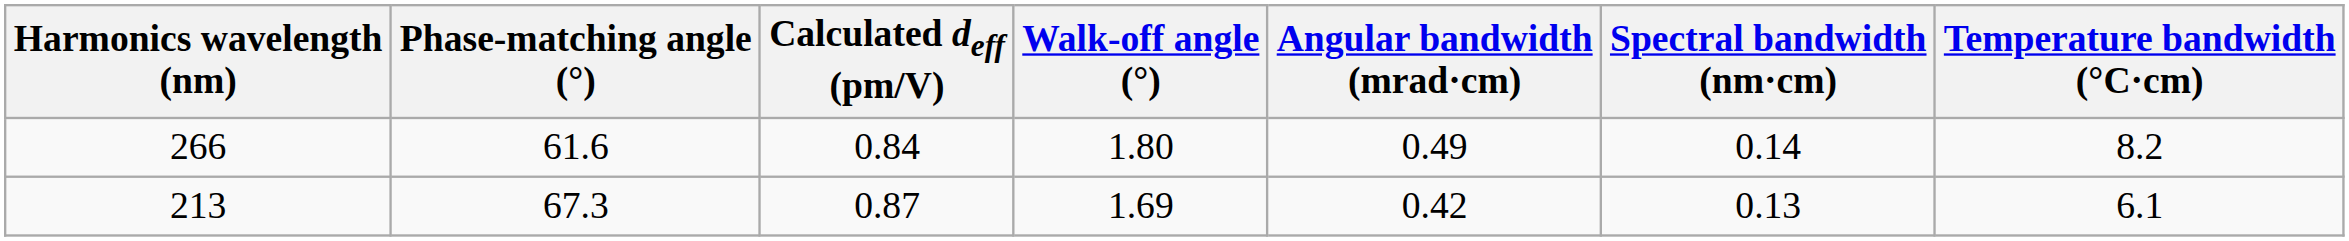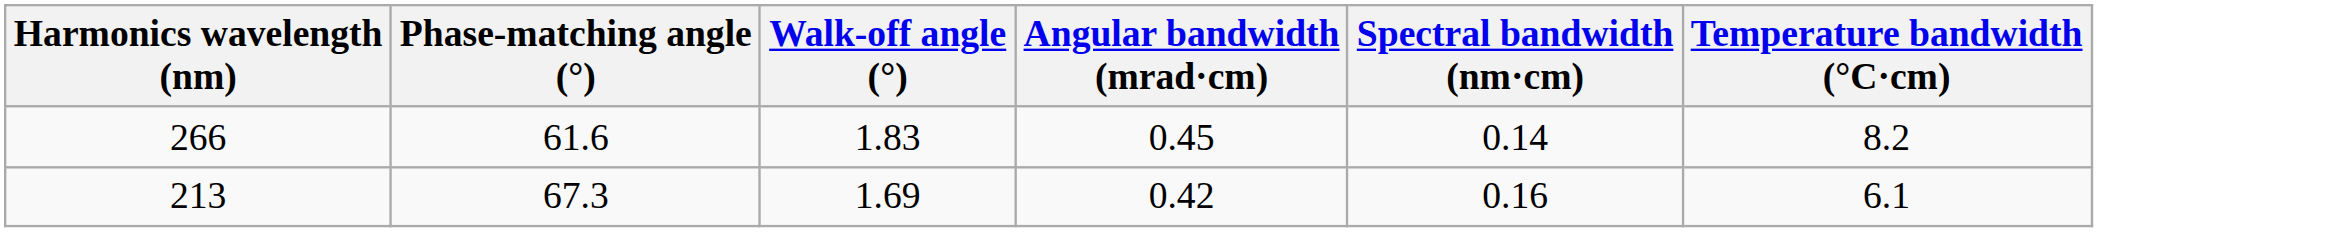- column: (887, 60)
(1141, 146) 1.80 -> (888, 136) 1.83
(1435, 146) 0.49 -> (1182, 136) 0.45
(1768, 205) 0.13 -> (1515, 195) 0.16
